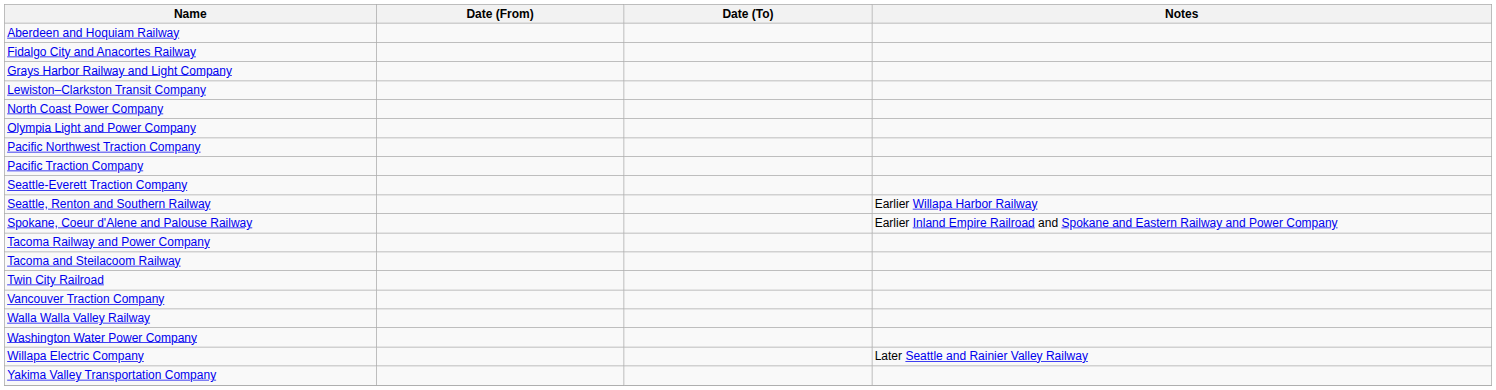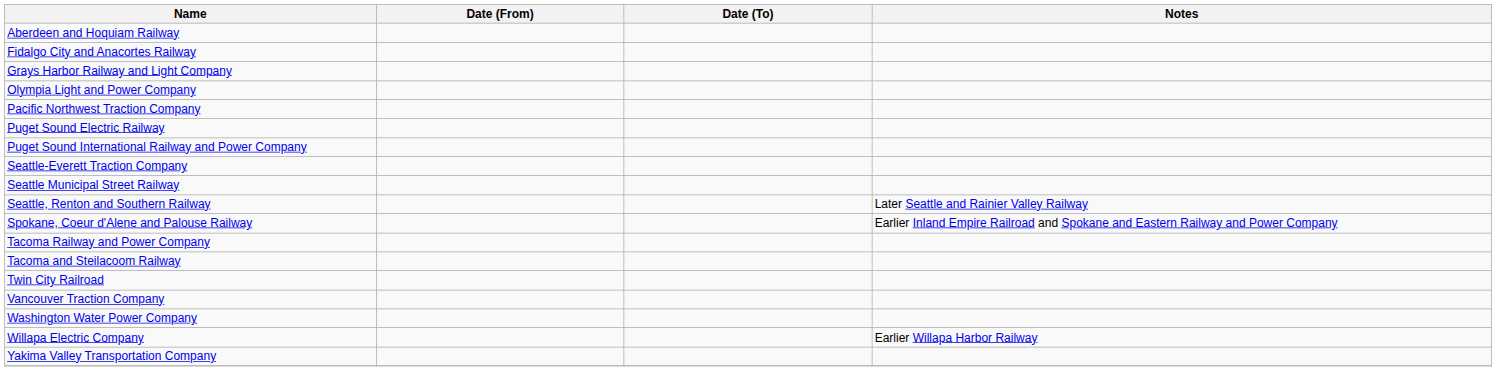- row: (107, 90)
- row: (85, 109)
- row: (75, 166)
+ row: (86, 128)
+ row: (157, 147)
+ row: (93, 185)
(956, 204) Earlier Willapa Harbor Railway -> (981, 204) Later Seattle and Rainier Valley Railway
- row: (79, 318)
(981, 356) Later Seattle and Rainier Valley Railway -> (956, 337) Earlier Willapa Harbor Railway
